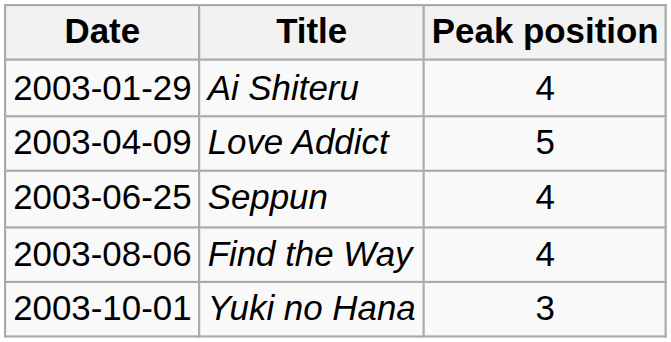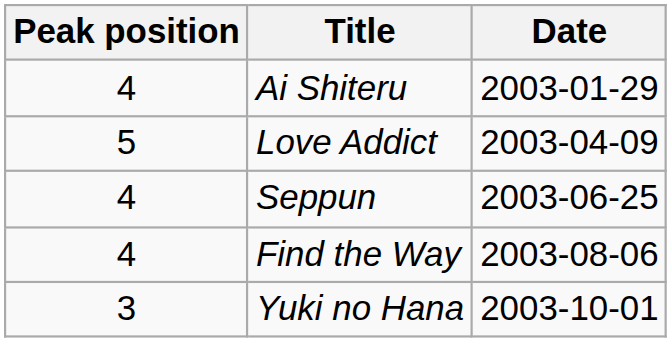columns swapped: (102, 32) <-> (545, 32)
